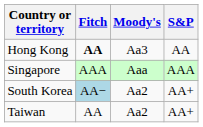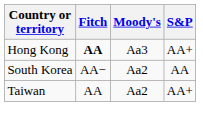(181, 49) AA -> (180, 49) AA+
- row: (34, 70)
(93, 91) lightblue background -> (93, 70) no background
(181, 91) AA+ -> (180, 70) AA
